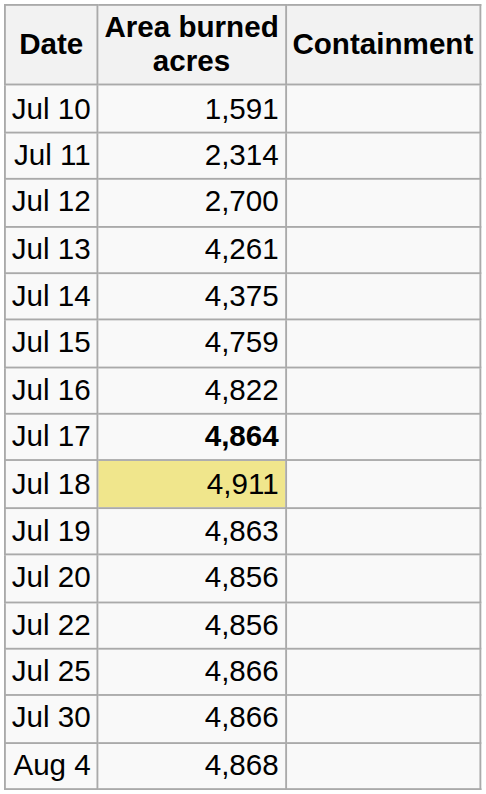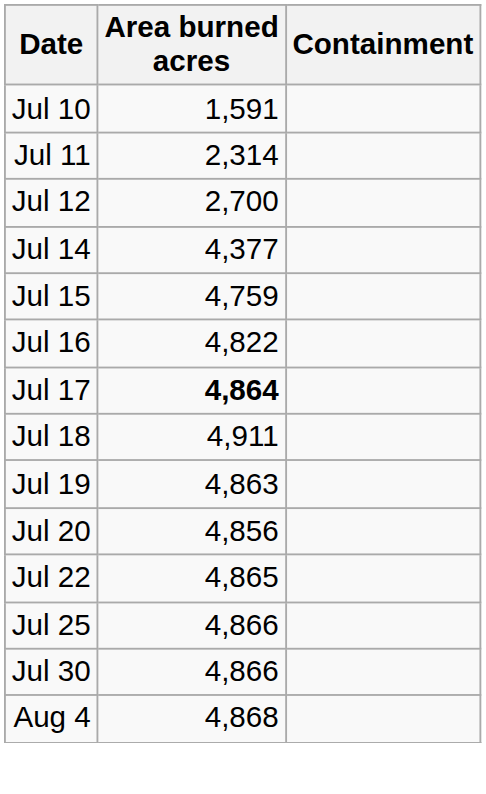- row: (51, 249)
(242, 295) 4,375 -> (242, 249) 4,377
(243, 483) khaki background -> (243, 436) no background
(242, 624) 4,856 -> (242, 577) 4,865
